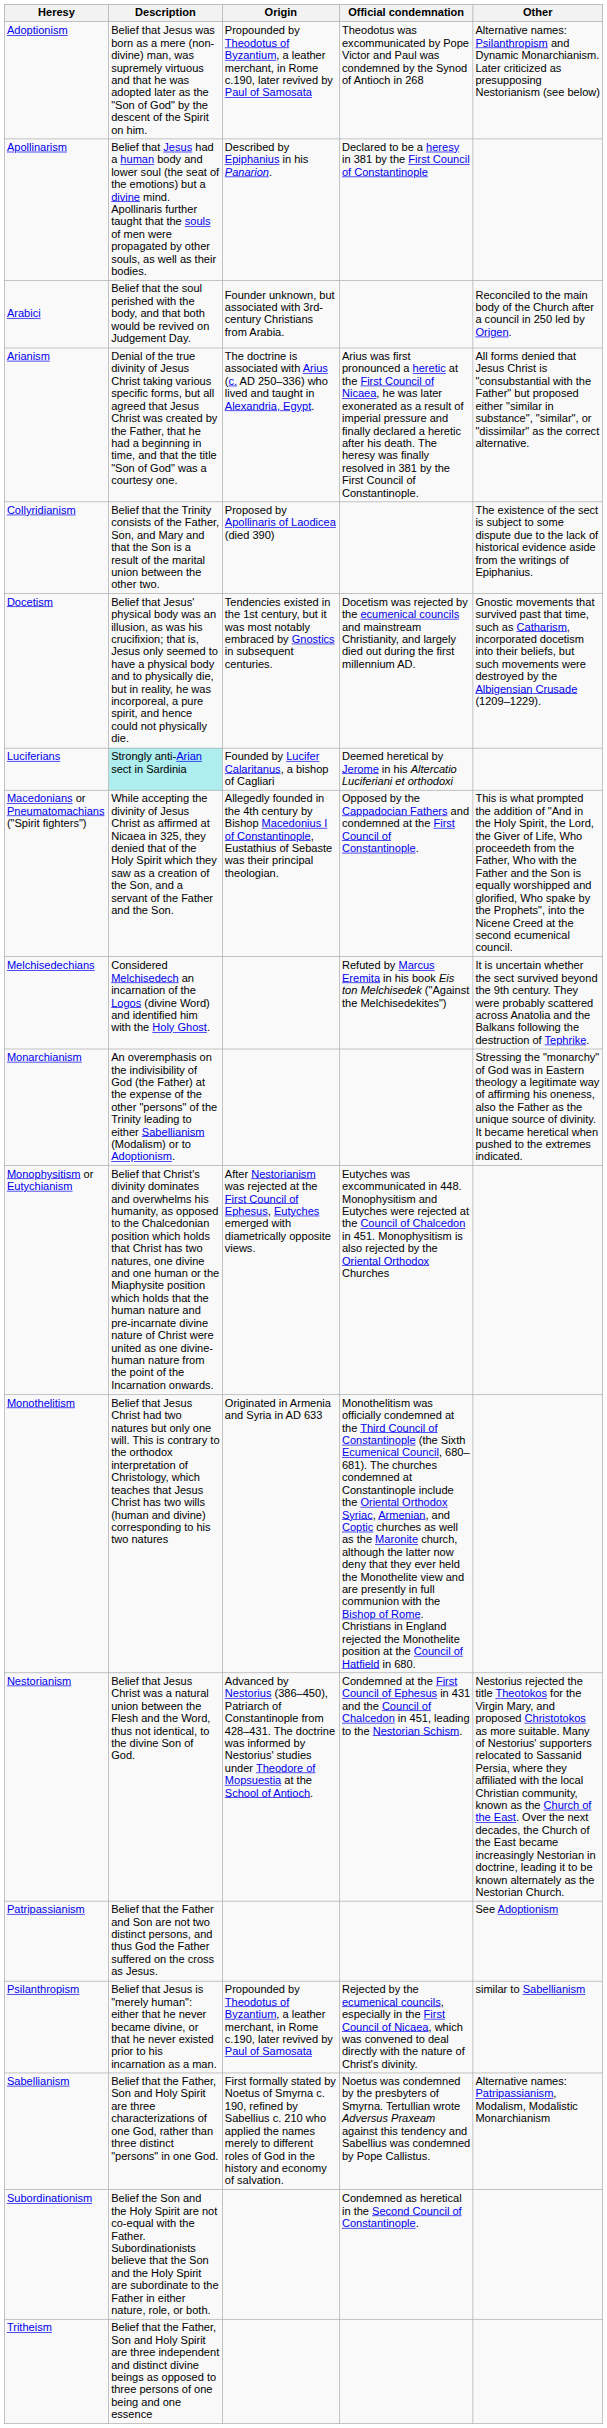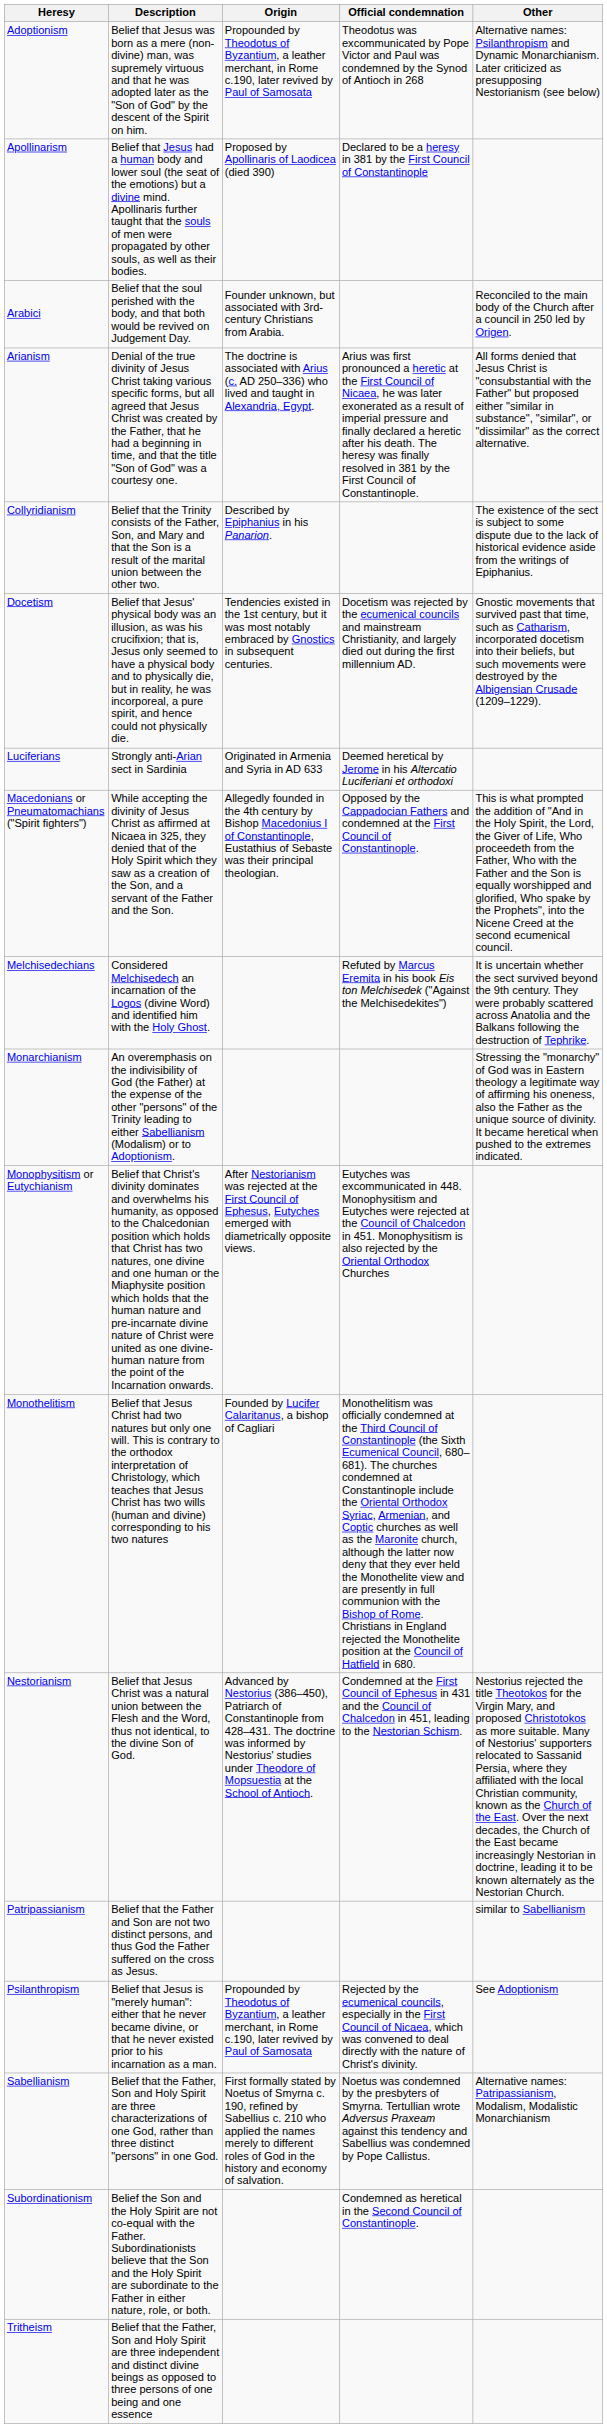(267, 160) Described by Epiphanius in his Panarion. -> (280, 160) Proposed by Apollinaris of Laodicea (died 390)
(280, 523) Proposed by Apollinaris of Laodicea (died 390) -> (267, 523) Described by Epiphanius in his Panarion.
(157, 763) paleturquoise background -> (157, 763) no background
(277, 769) Founded by Lucifer Calaritanus, a bishop of Cagliari -> (278, 763) Originated in Armenia and Syria in AD 633
(278, 1409) Originated in Armenia and Syria in AD 633 -> (277, 1415) Founded by Lucifer Calaritanus, a bishop of Cagliari
(517, 1910) See Adoptionism -> (530, 1910) similar to Sabellianism
(530, 1989) similar to Sabellianism -> (517, 1989) See Adoptionism
